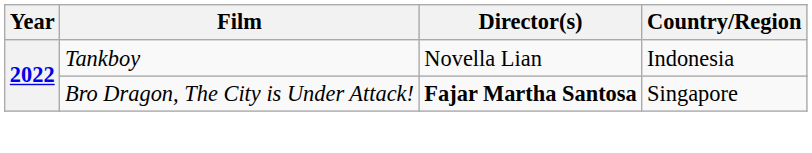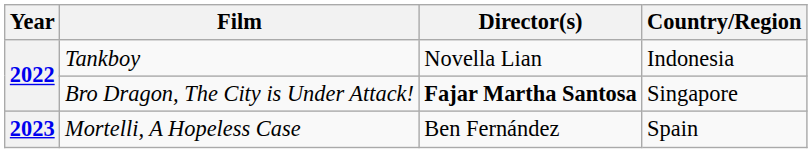+ row: (183, 128)
